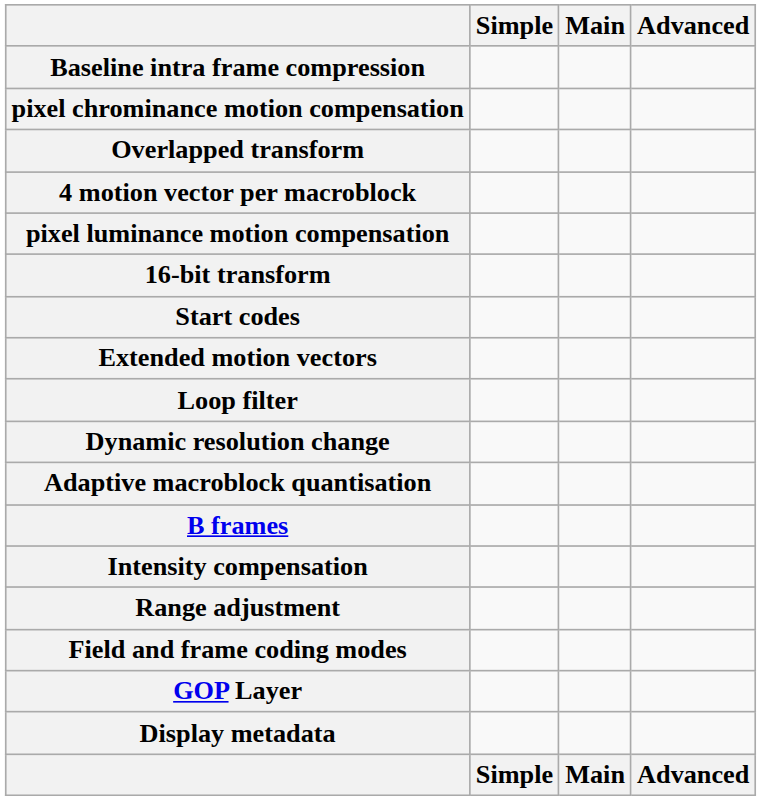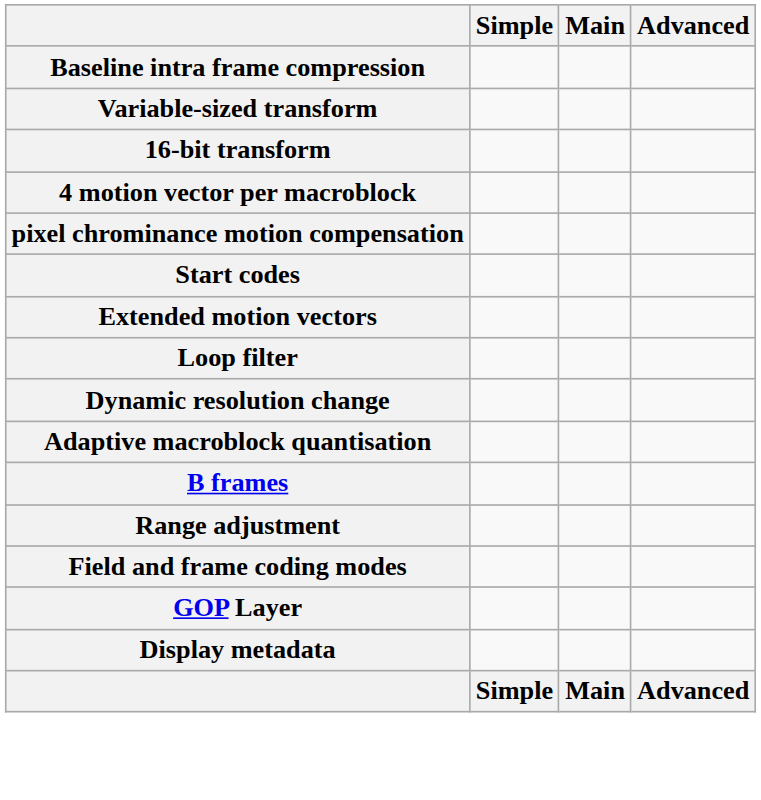+ row: (238, 108)
rows swapped: (238, 274) <-> (238, 108)
- row: (238, 150)
- row: (238, 233)
- row: (238, 566)
